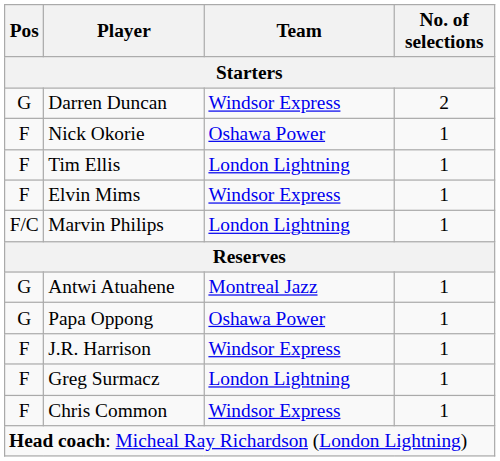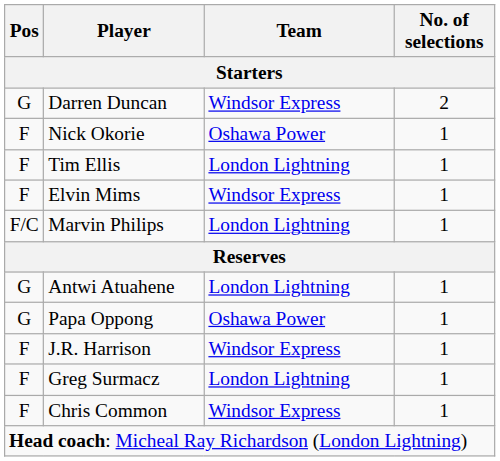(263, 287) Montreal Jazz -> (279, 287) London Lightning
